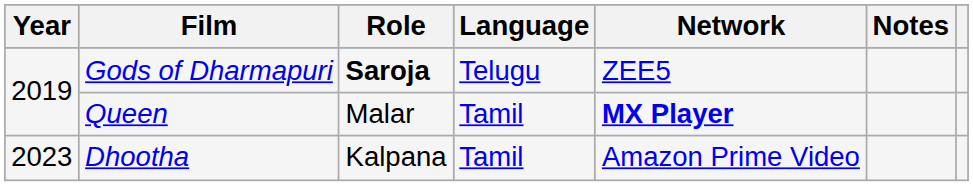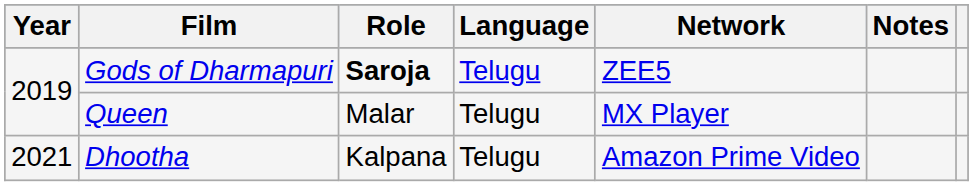(491, 113) Tamil -> (500, 113) Telugu
(668, 113) bold -> (665, 113) normal
(42, 157) 2023 -> (42, 157) 2021
(491, 157) Tamil -> (500, 157) Telugu
